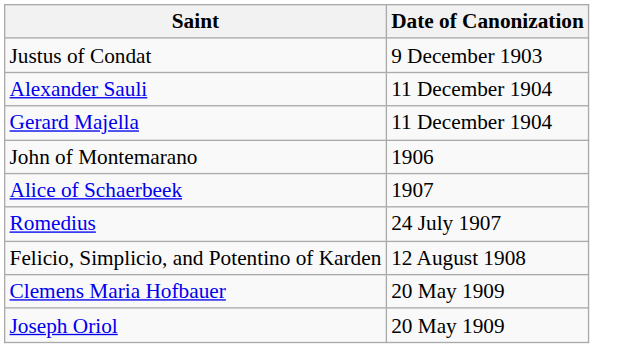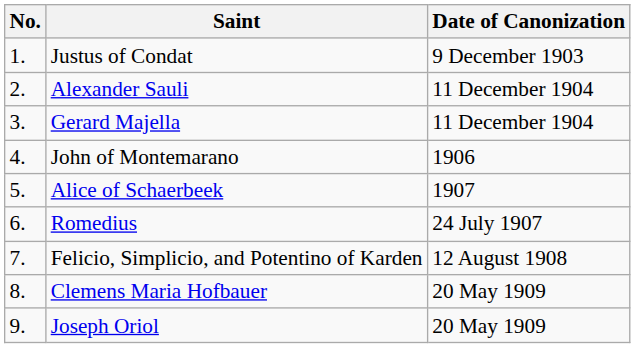+ column: (25, 21)
